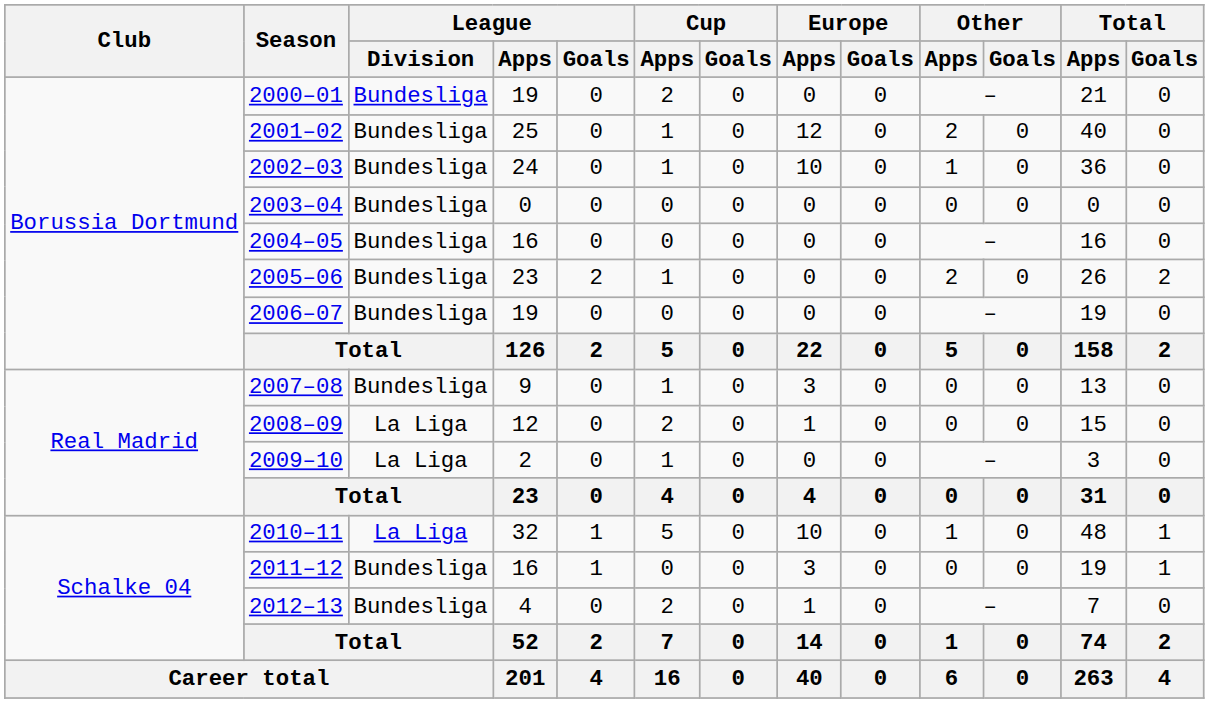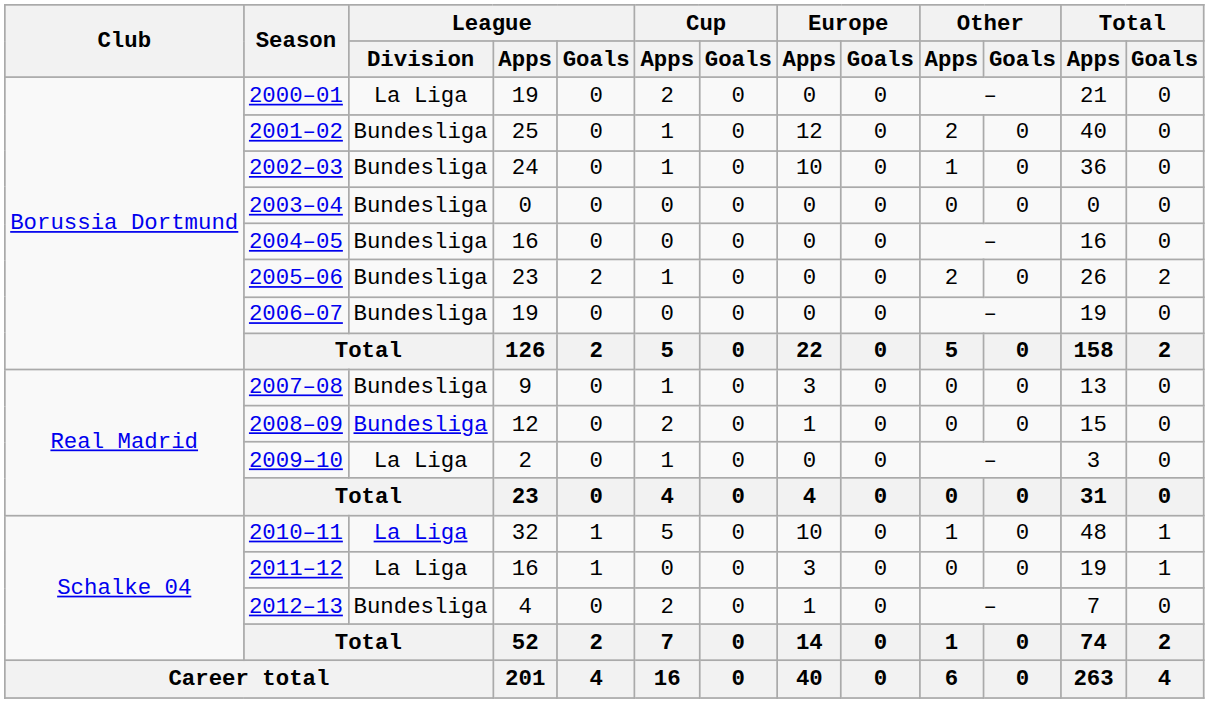(421, 96) Bundesliga -> (421, 96) La Liga
(421, 424) La Liga -> (421, 424) Bundesliga
(421, 570) Bundesliga -> (421, 570) La Liga
